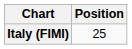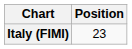(99, 34) 25 -> (99, 34) 23
